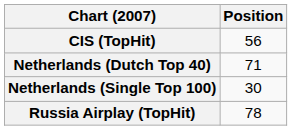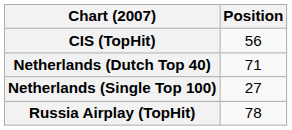(253, 88) 30 -> (253, 88) 27
